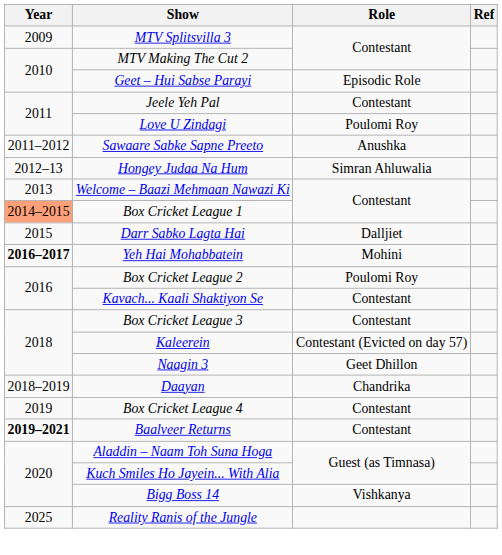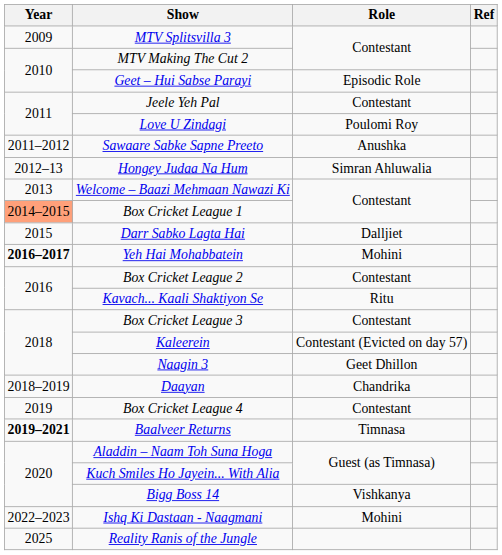(382, 277) Poulomi Roy -> (382, 277) Contestant
(382, 299) Contestant -> (382, 299) Ritu
(382, 430) Contestant -> (382, 430) Timnasa
+ row: (183, 517)
